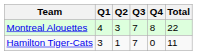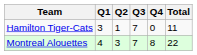rows swapped: (50, 43) <-> (47, 27)
